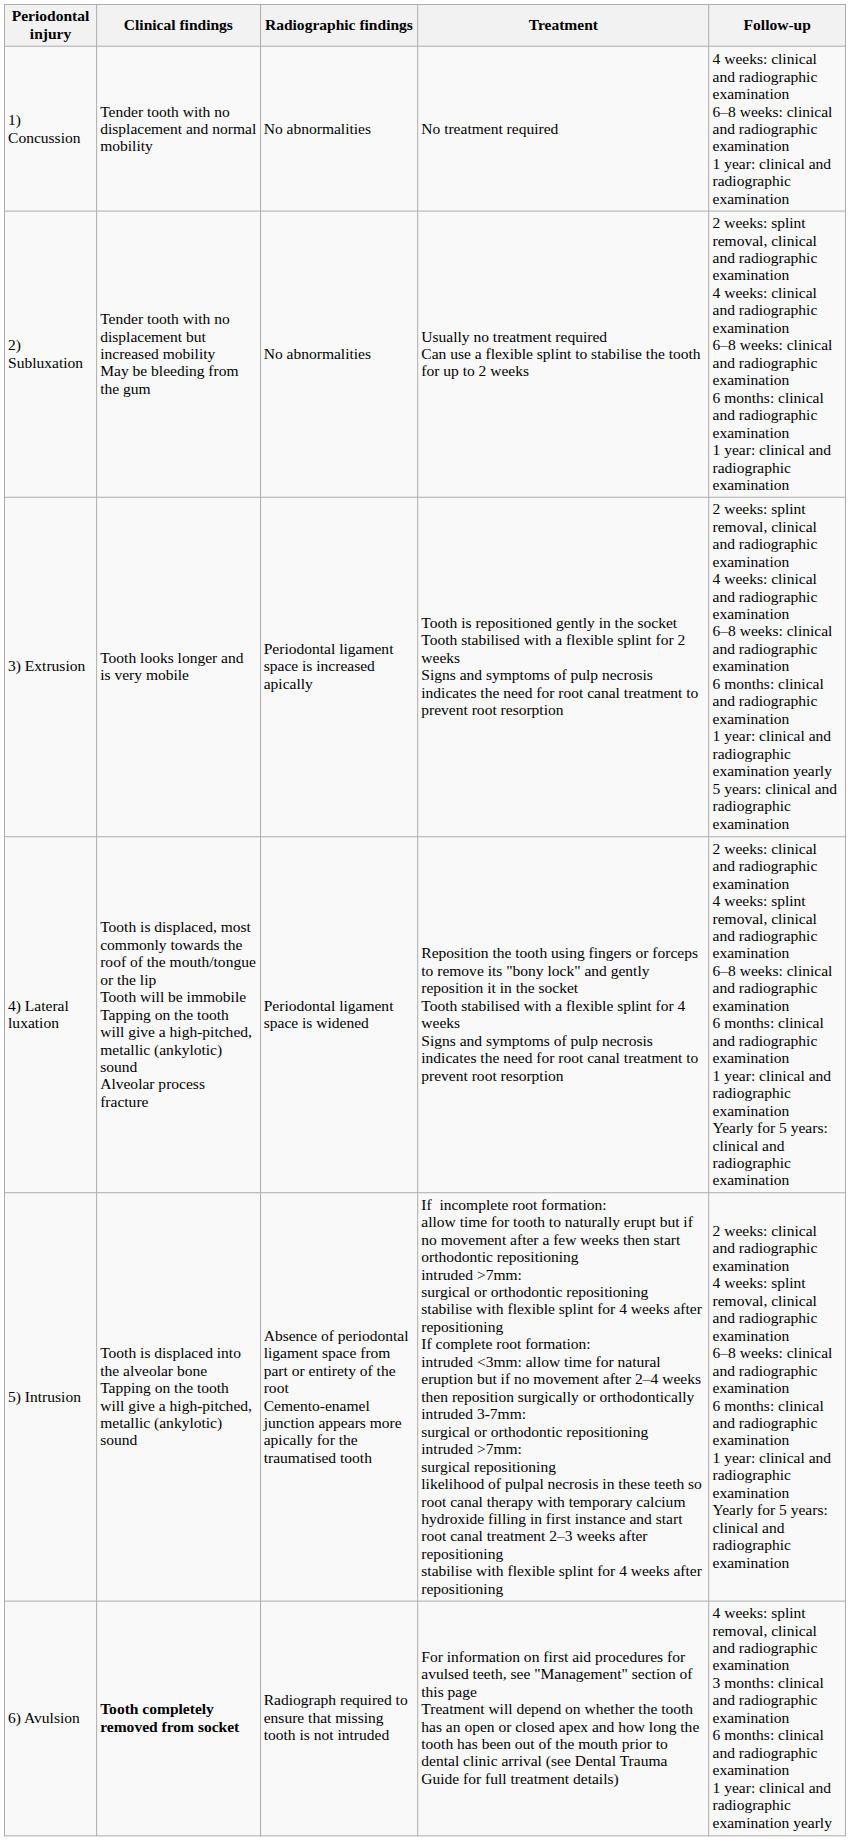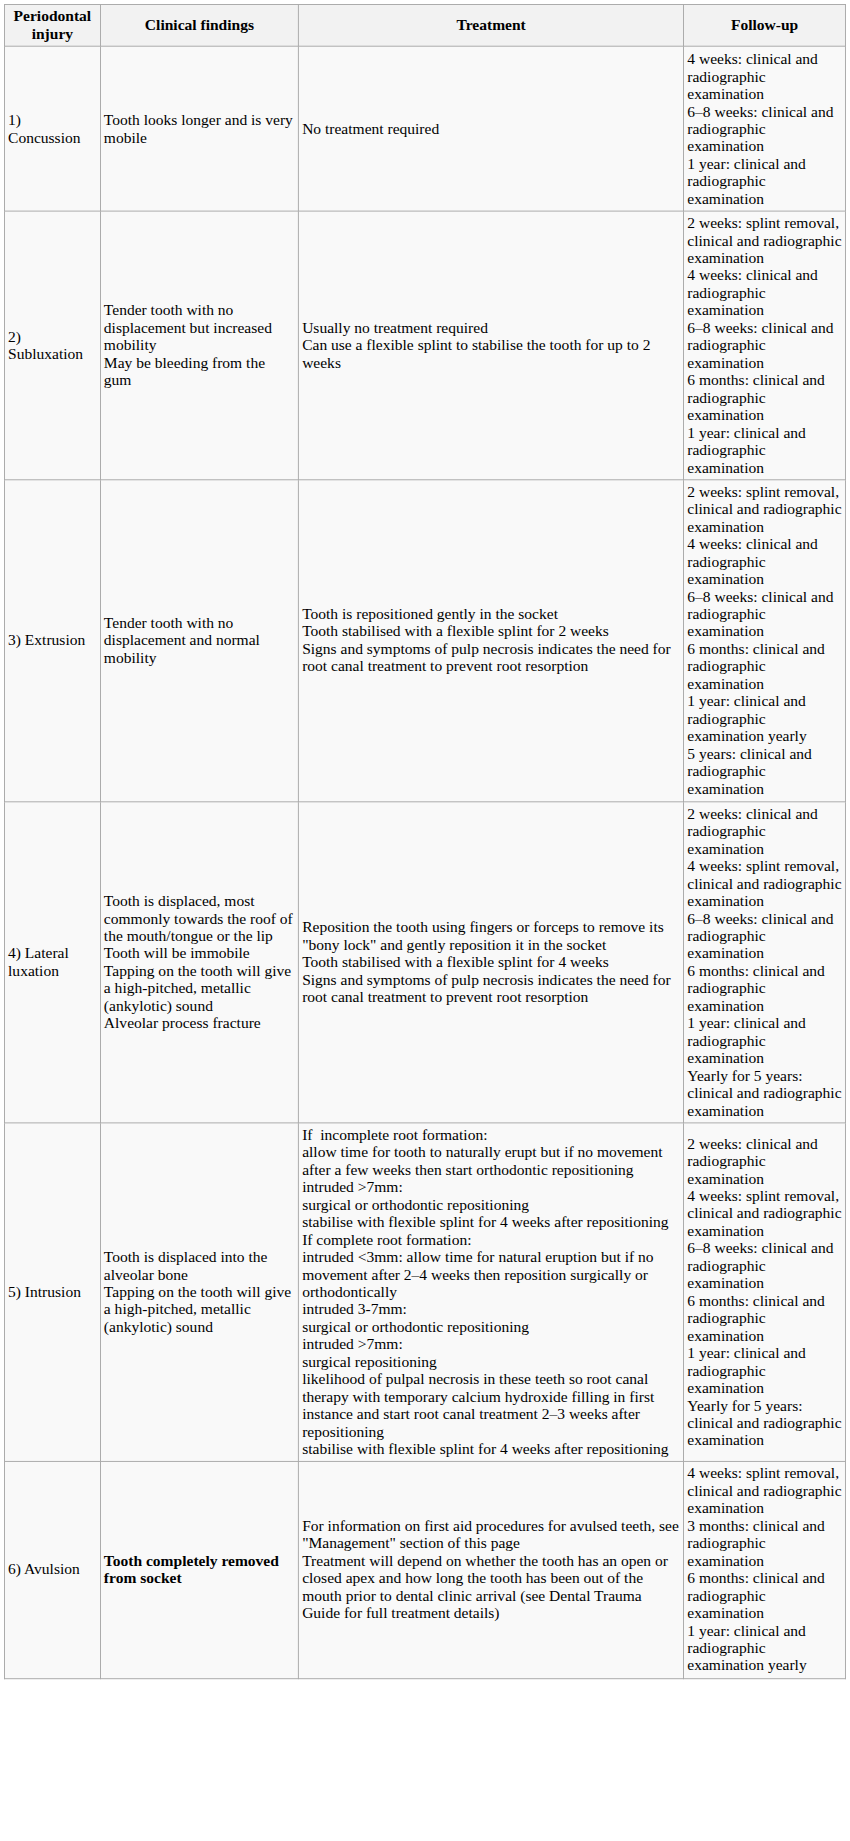- column: (339, 25)
(178, 128) Tender tooth with no displacement and normal mobility -> (198, 128) Tooth looks longer and is very mobile
(172, 666) Tooth looks longer and is very mobile -> (182, 640) Tender tooth with no displacement and normal mobility
